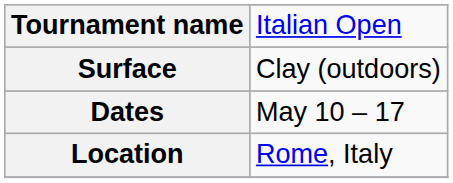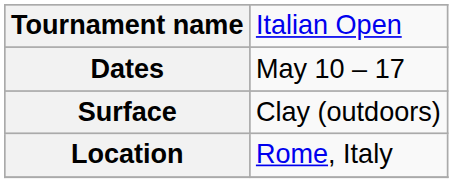rows swapped: (127, 111) <-> (127, 68)
